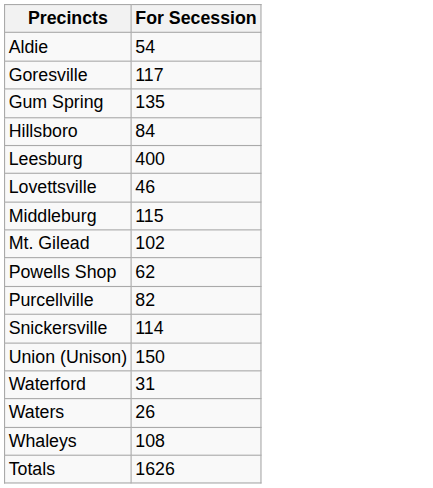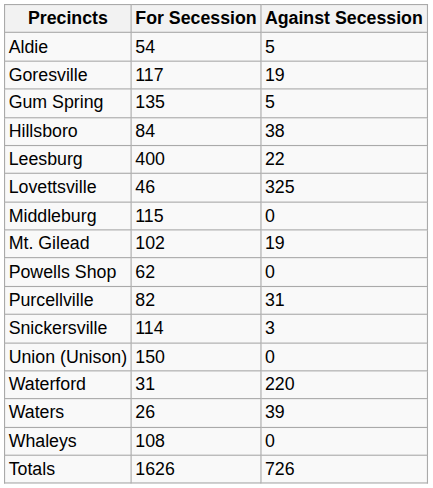+ column: (344, 18)
